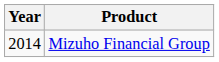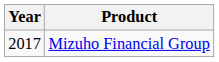(25, 43) 2014 -> (25, 43) 2017
